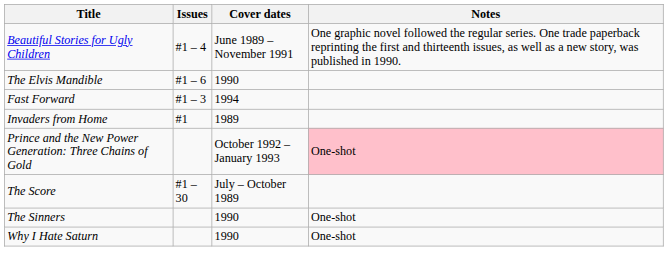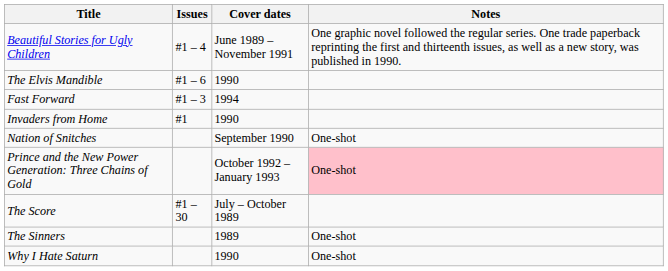(227, 118) 1989 -> (227, 118) 1990
+ row: (52, 137)
(227, 217) 1990 -> (227, 236) 1989
